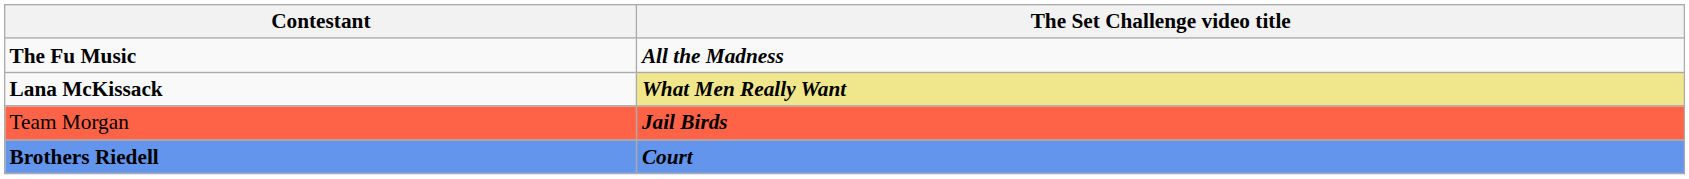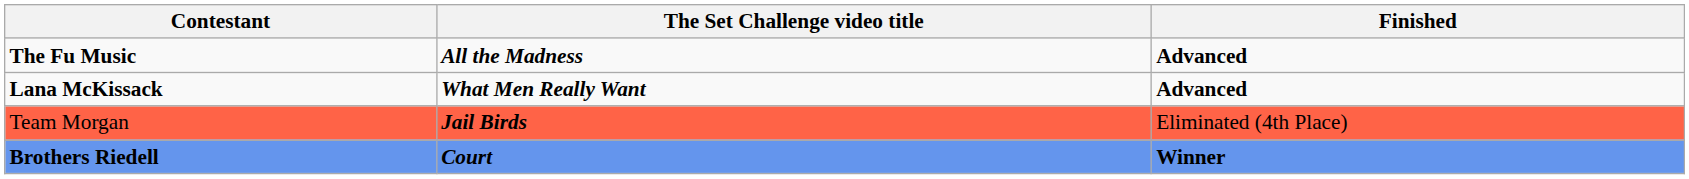+ column: (1418, 21)
(744, 88) khaki background -> (543, 88) no background
